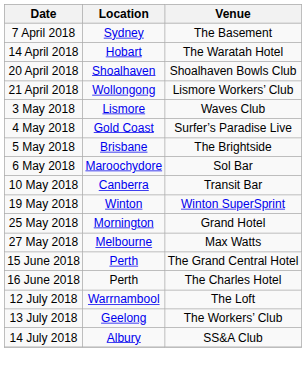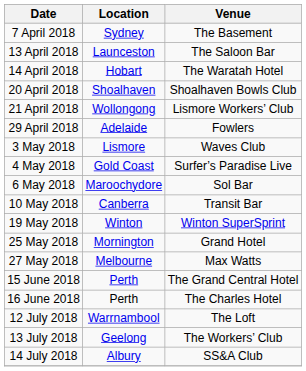+ row: (44, 52)
+ row: (44, 128)
- row: (44, 147)
